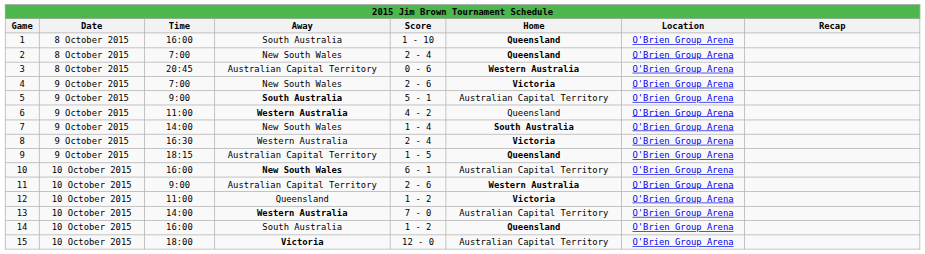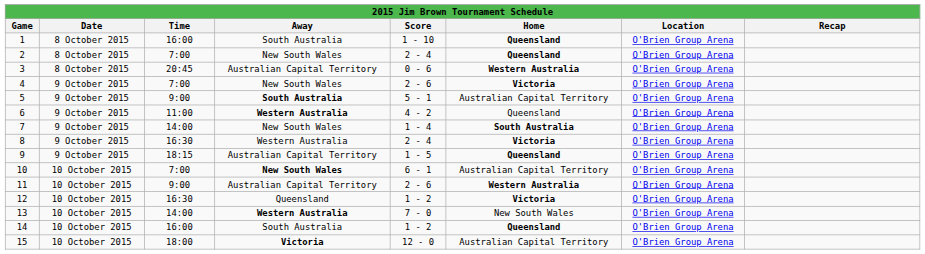(179, 170) 16:00 -> (179, 170) 7:00
(179, 199) 11:00 -> (179, 199) 16:30
(534, 213) Australian Capital Territory -> (534, 213) New South Wales
